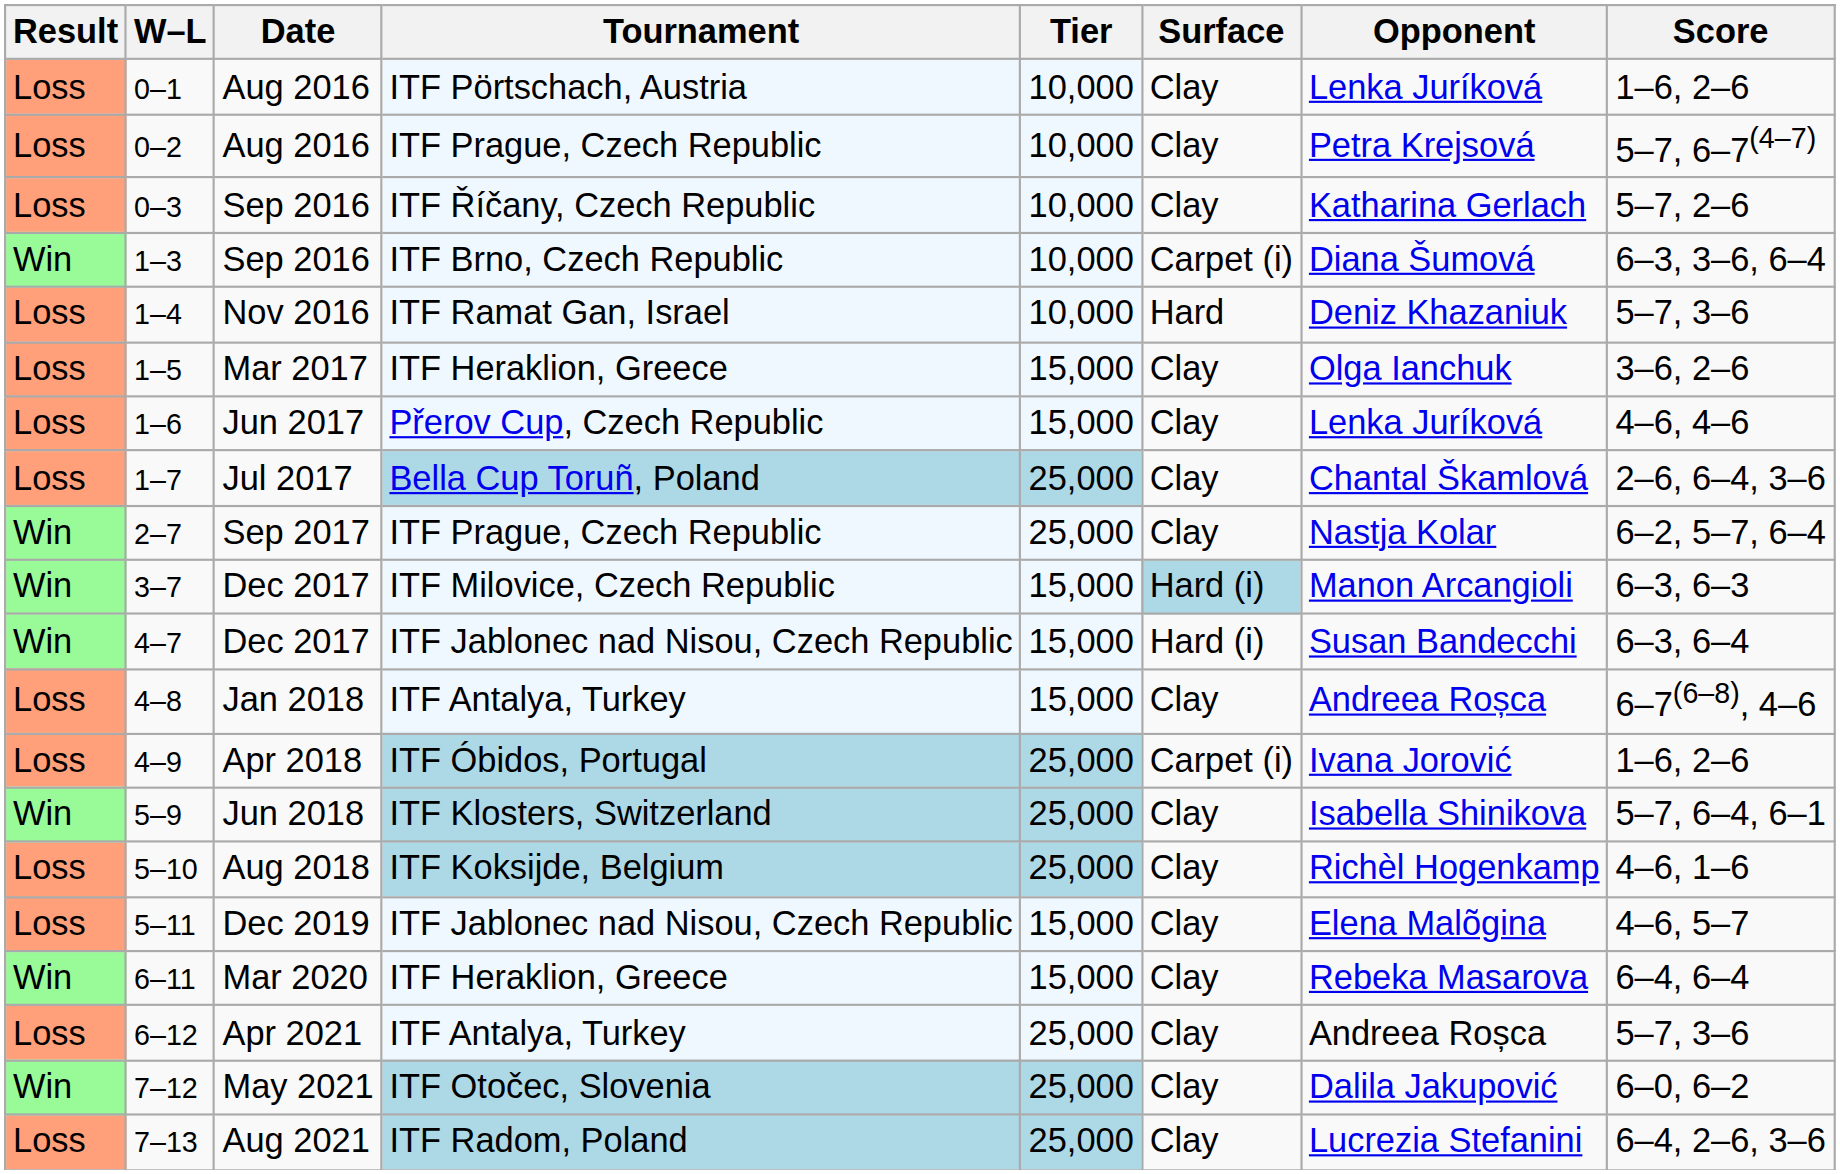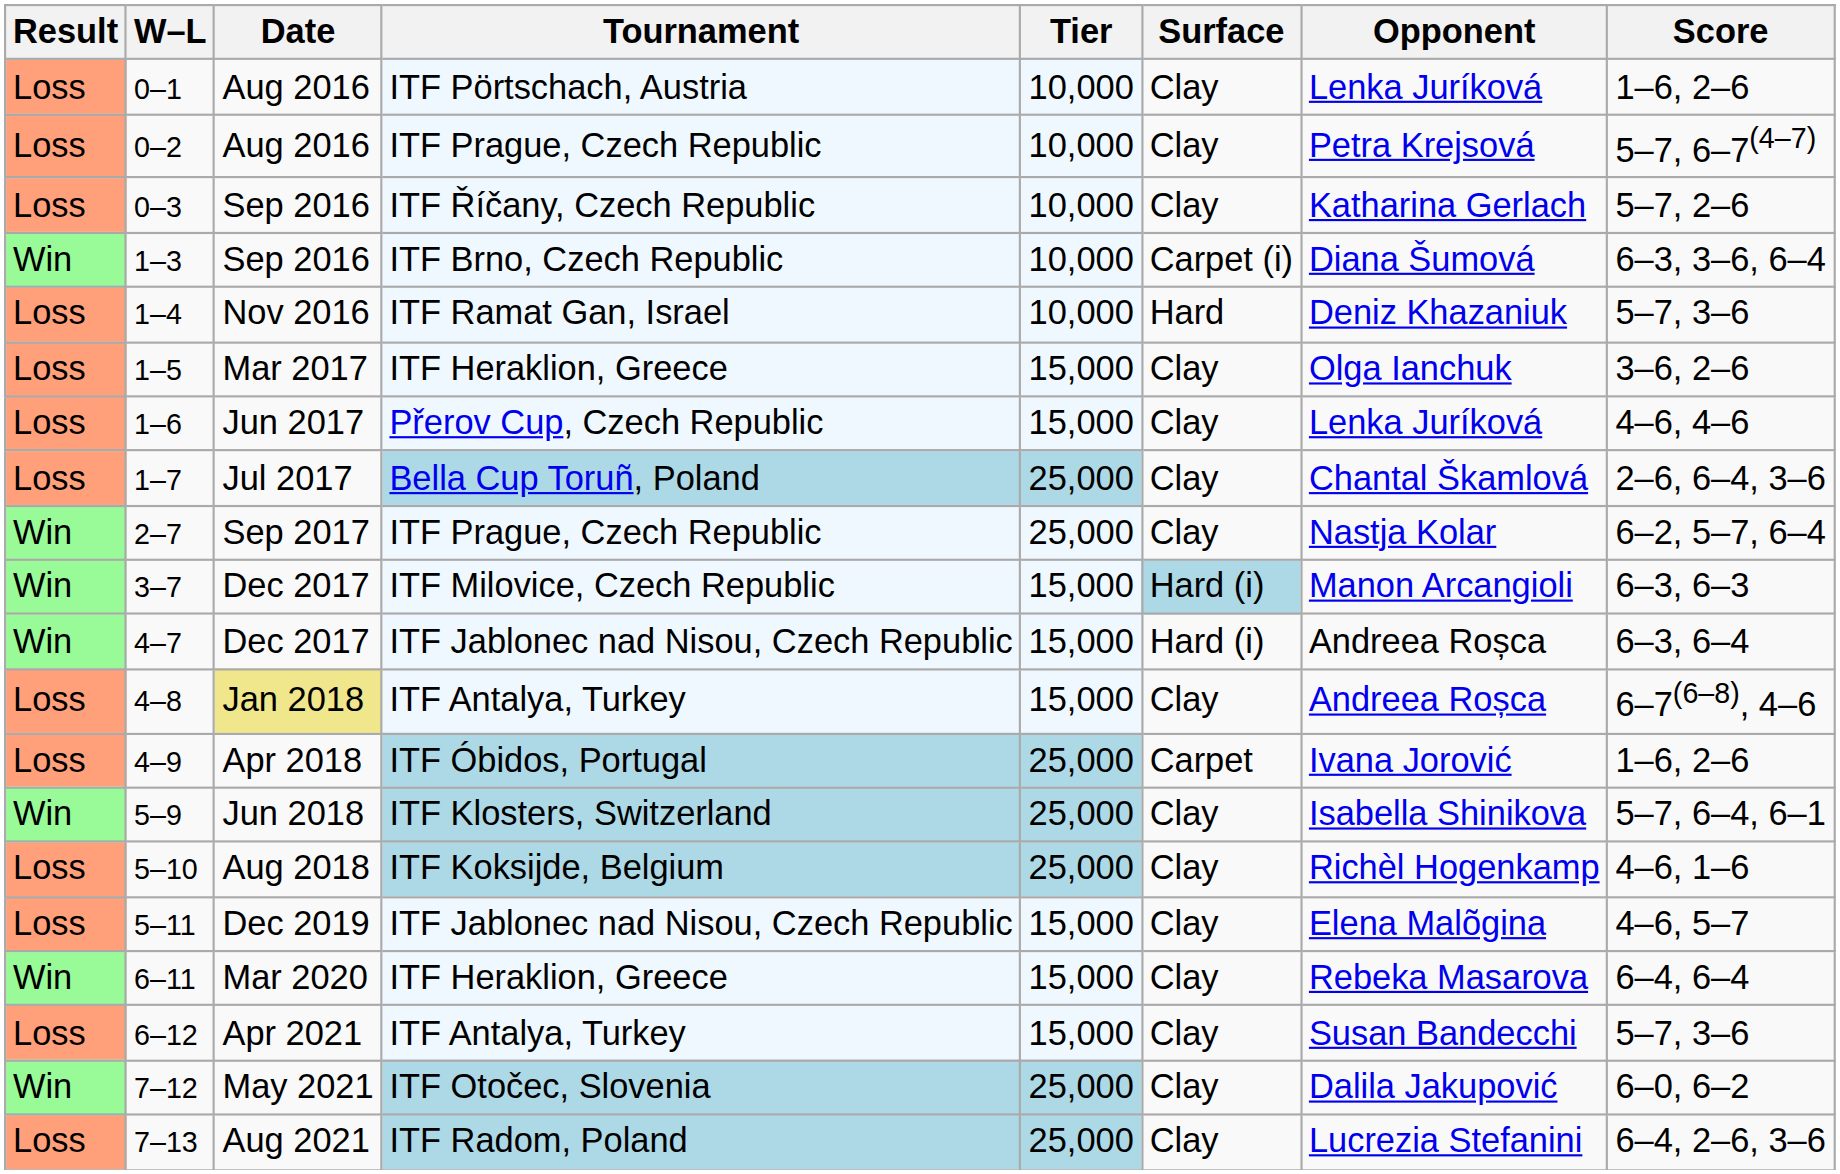(1443, 641) Susan Bandecchi -> (1427, 641) Andreea Roșca
(293, 700) no background -> (293, 700) khaki background
(1221, 759) Carpet (i) -> (1201, 759) Carpet
(1081, 1032) 25,000 -> (1081, 1032) 15,000
(1427, 1032) Andreea Roșca -> (1443, 1032) Susan Bandecchi
